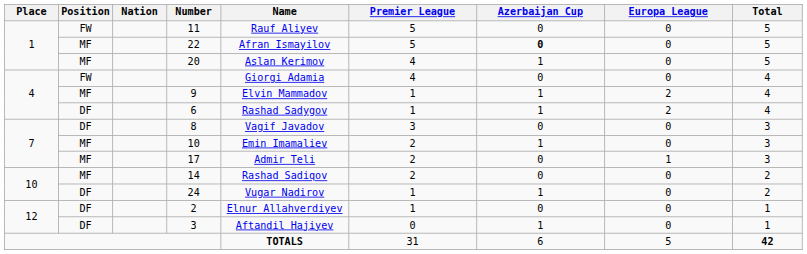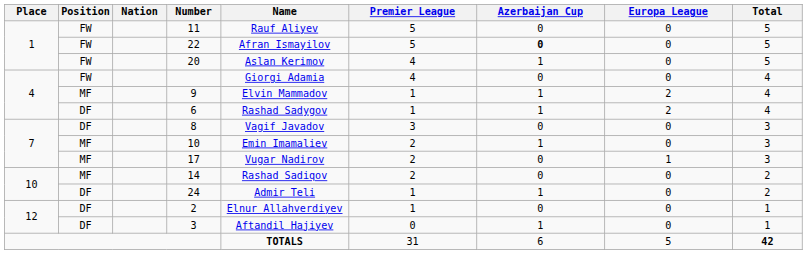(86, 46) MF -> (86, 46) FW
(86, 62) MF -> (86, 62) FW
(285, 160) Admir Teli -> (285, 160) Vugar Nadirov
(285, 193) Vugar Nadirov -> (285, 193) Admir Teli
